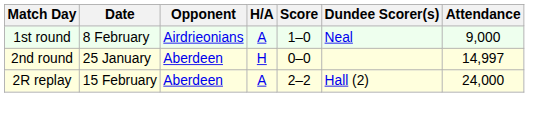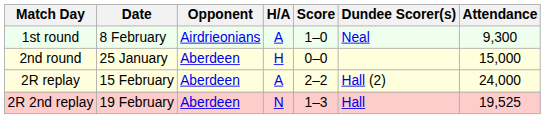(483, 37) 9,000 -> (500, 37) 9,300
(483, 59) 14,997 -> (500, 59) 15,000
+ row: (50, 102)
